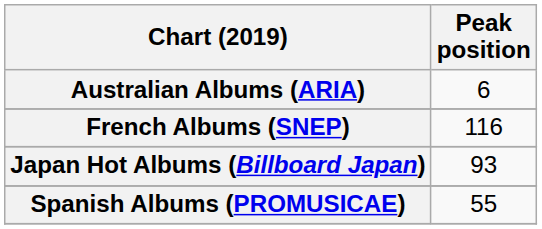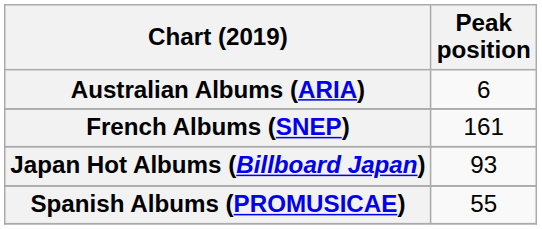(484, 127) 116 -> (484, 127) 161
